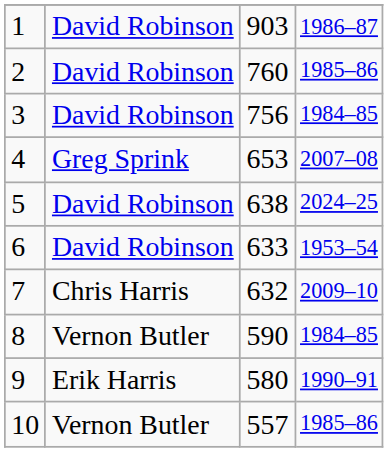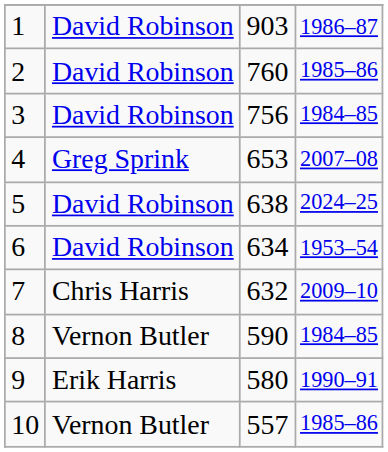(267, 247) 633 -> (267, 247) 634
